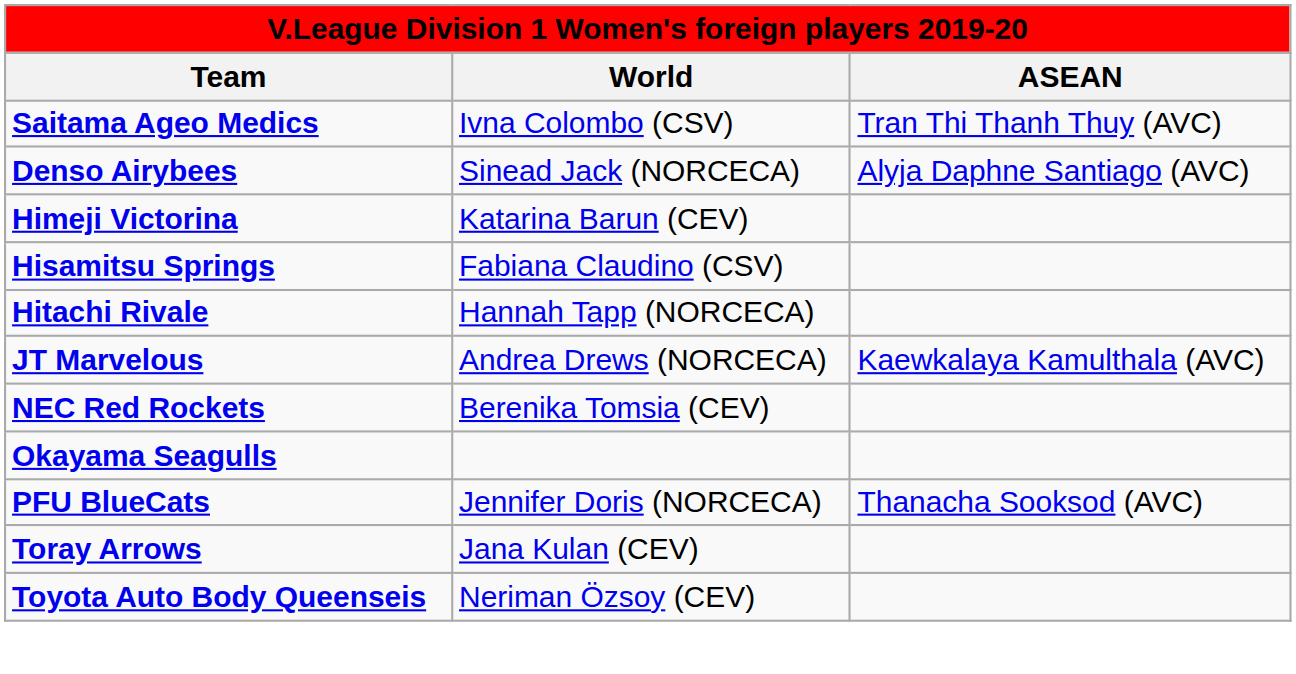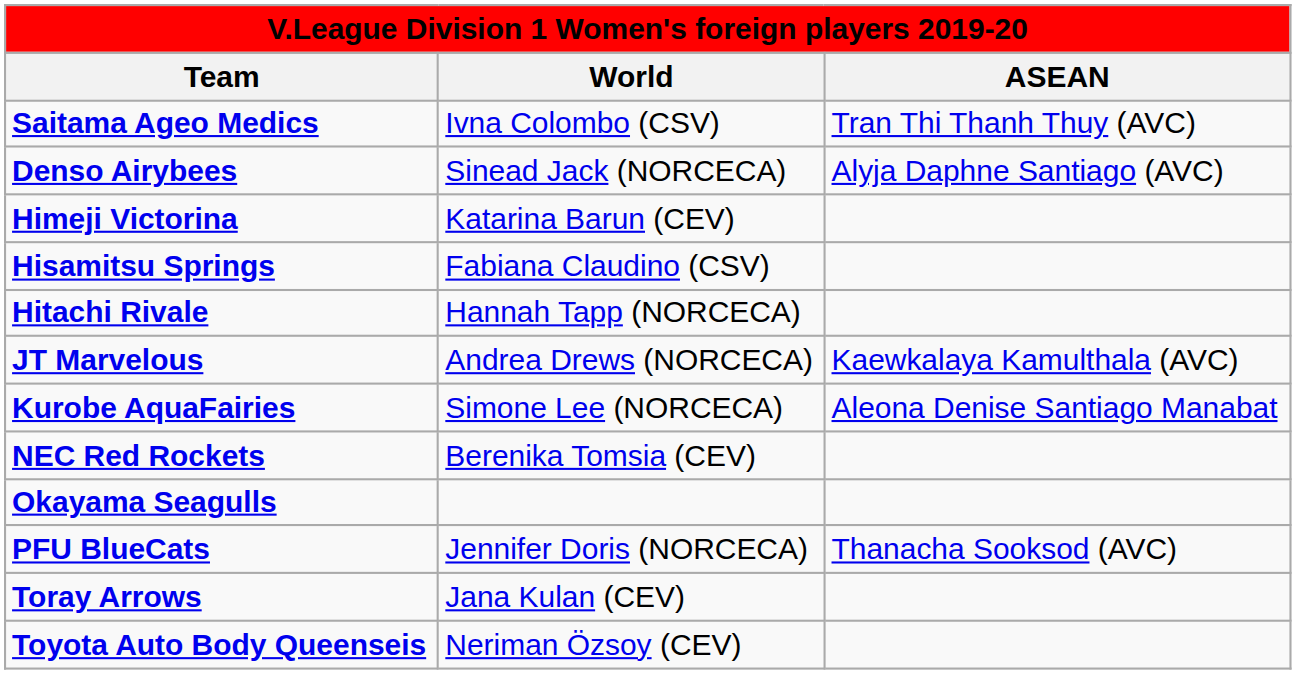+ row: (154, 408)
